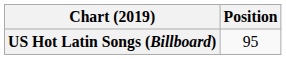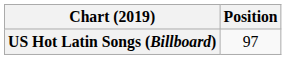(251, 41) 95 -> (251, 41) 97
